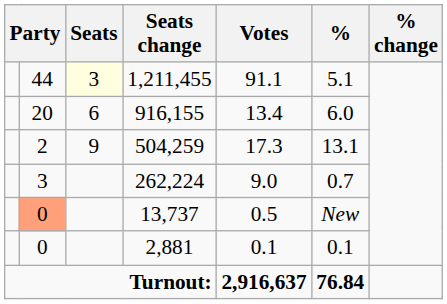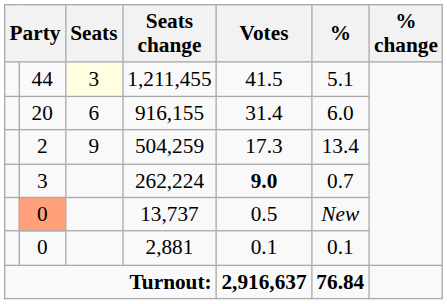(264, 79) 91.1 -> (264, 79) 41.5
(264, 112) 13.4 -> (264, 112) 31.4
(340, 146) 13.1 -> (340, 146) 13.4
(264, 180) normal -> (264, 180) bold
